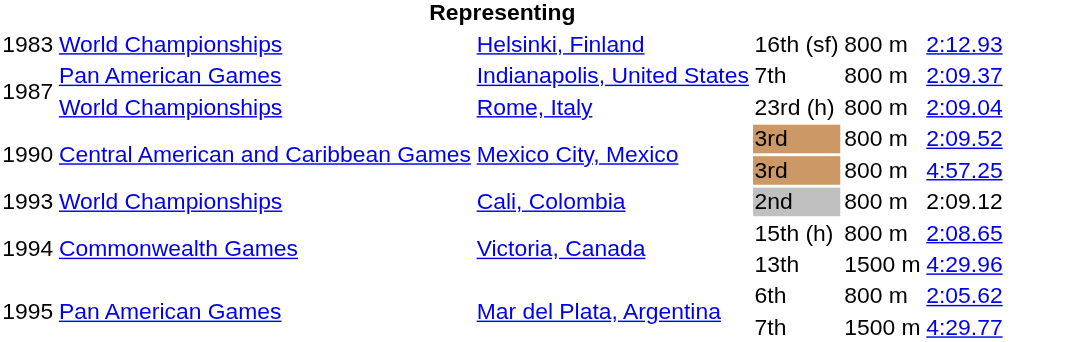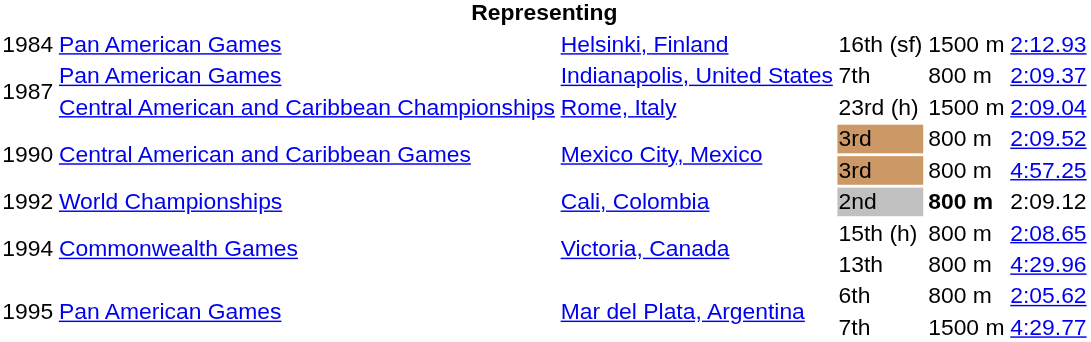(28, 44) 1983 -> (28, 44) 1984
(171, 44) World Championships -> (170, 44) Pan American Games
(876, 44) 800 m -> (966, 44) 1500 m
(171, 107) World Championships -> (307, 107) Central American and Caribbean Championships
(876, 107) 800 m -> (966, 107) 1500 m
(28, 201) 1993 -> (28, 201) 1992
(876, 201) normal -> (961, 201) bold
(882, 264) 1500 m -> (960, 264) 800 m
